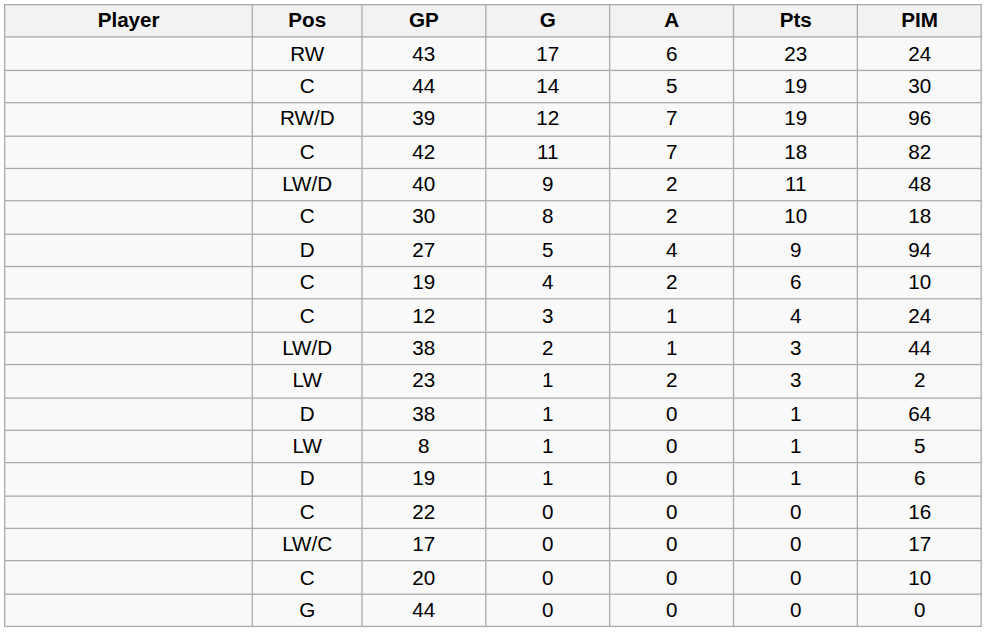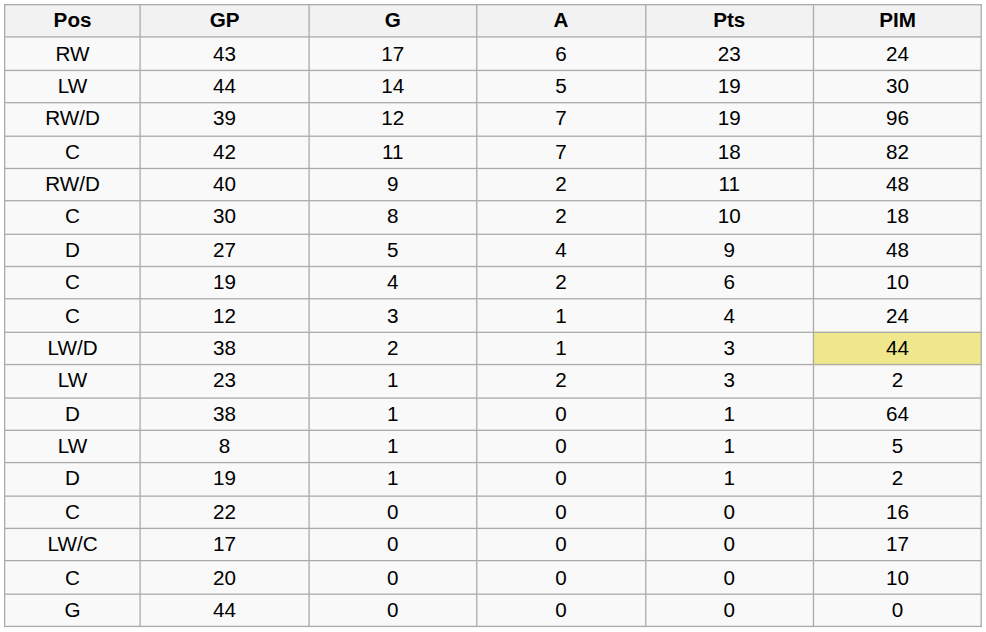- column: (129, 20)
(307, 86) C -> (73, 86) LW
(307, 184) LW/D -> (73, 184) RW/D
(920, 250) 94 -> (898, 250) 48
(920, 348) no background -> (898, 348) khaki background
(920, 479) 6 -> (898, 479) 2
